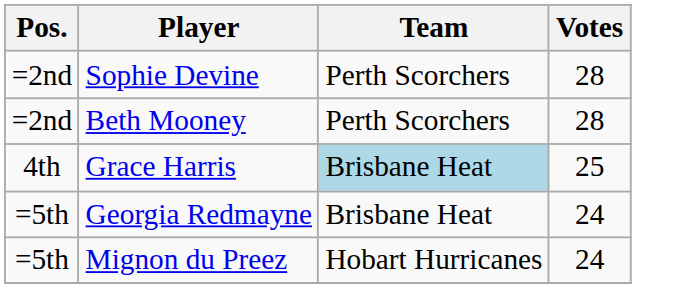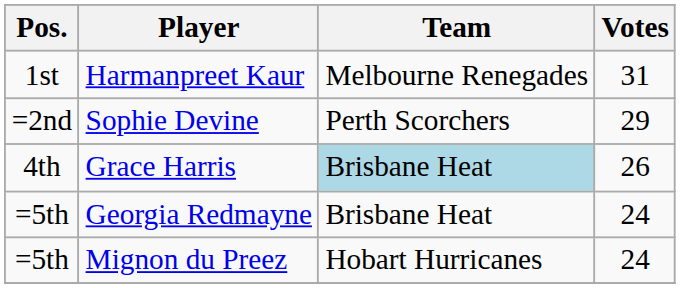+ row: (195, 74)
(590, 74) 28 -> (635, 120) 29
- row: (166, 120)
(590, 167) 25 -> (635, 167) 26
